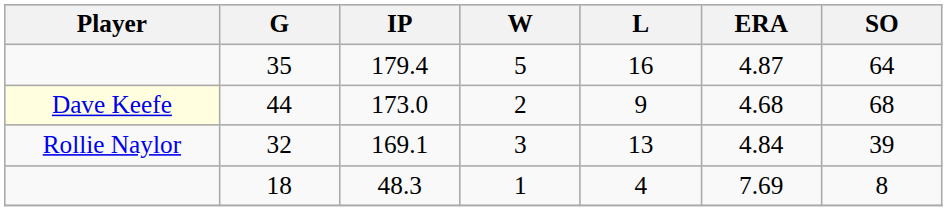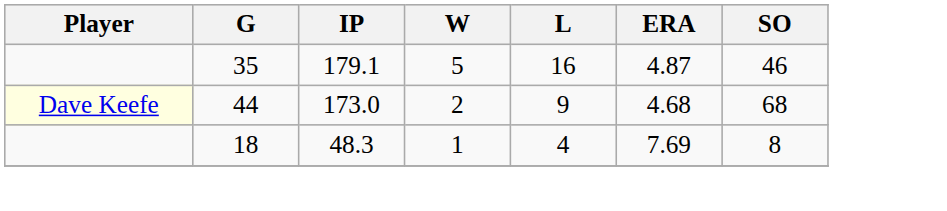(400, 64) 179.4 -> (352, 64) 179.1
(882, 64) 64 -> (775, 64) 46
- row: (279, 144)
